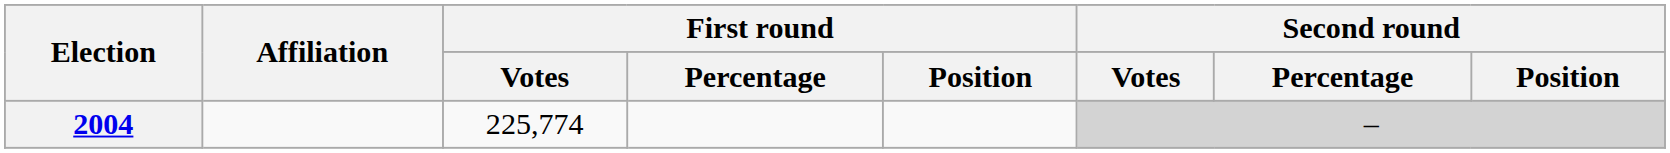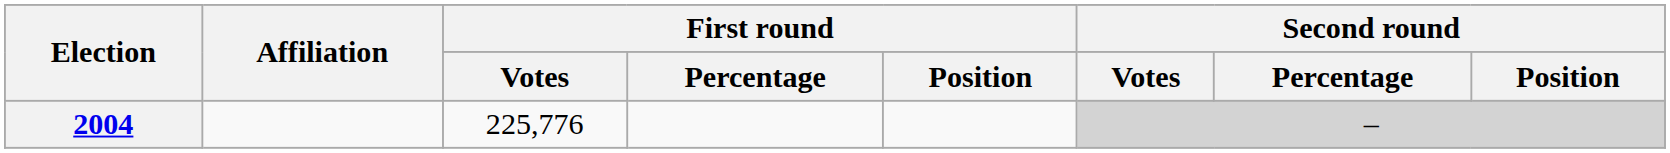(535, 123) 225,774 -> (535, 123) 225,776
